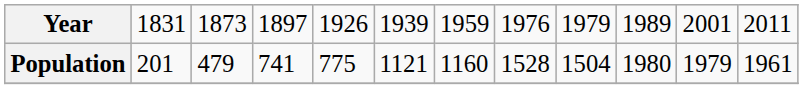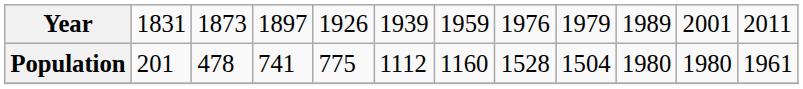(216, 63) 479 -> (216, 63) 478
(404, 63) 1121 -> (403, 63) 1112
(707, 63) 1979 -> (707, 63) 1980
